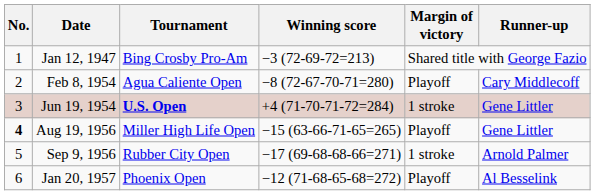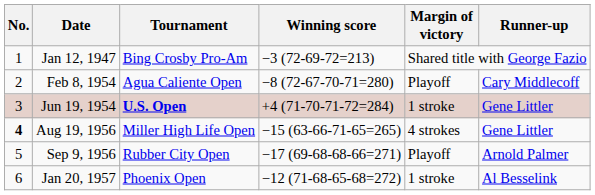(429, 130) Playoff -> (434, 130) 4 strokes
(431, 154) 1 stroke -> (429, 154) Playoff
(429, 178) Playoff -> (431, 178) 1 stroke
